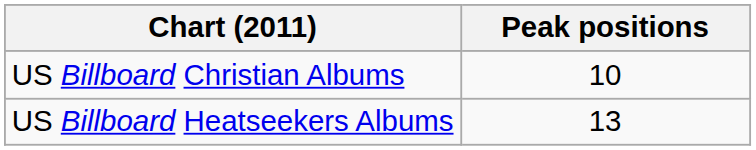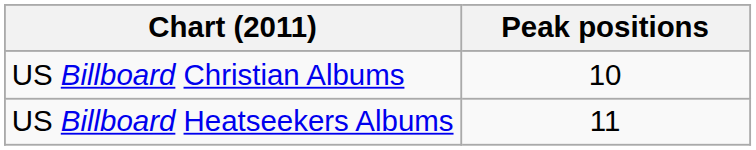(605, 121) 13 -> (605, 121) 11
